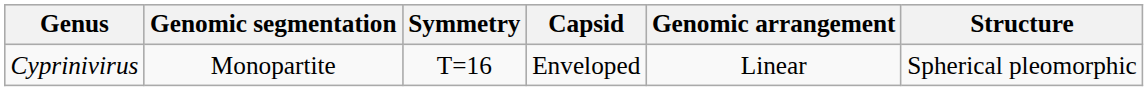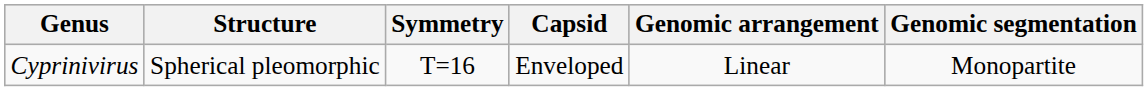columns swapped: (1022, 24) <-> (273, 24)
